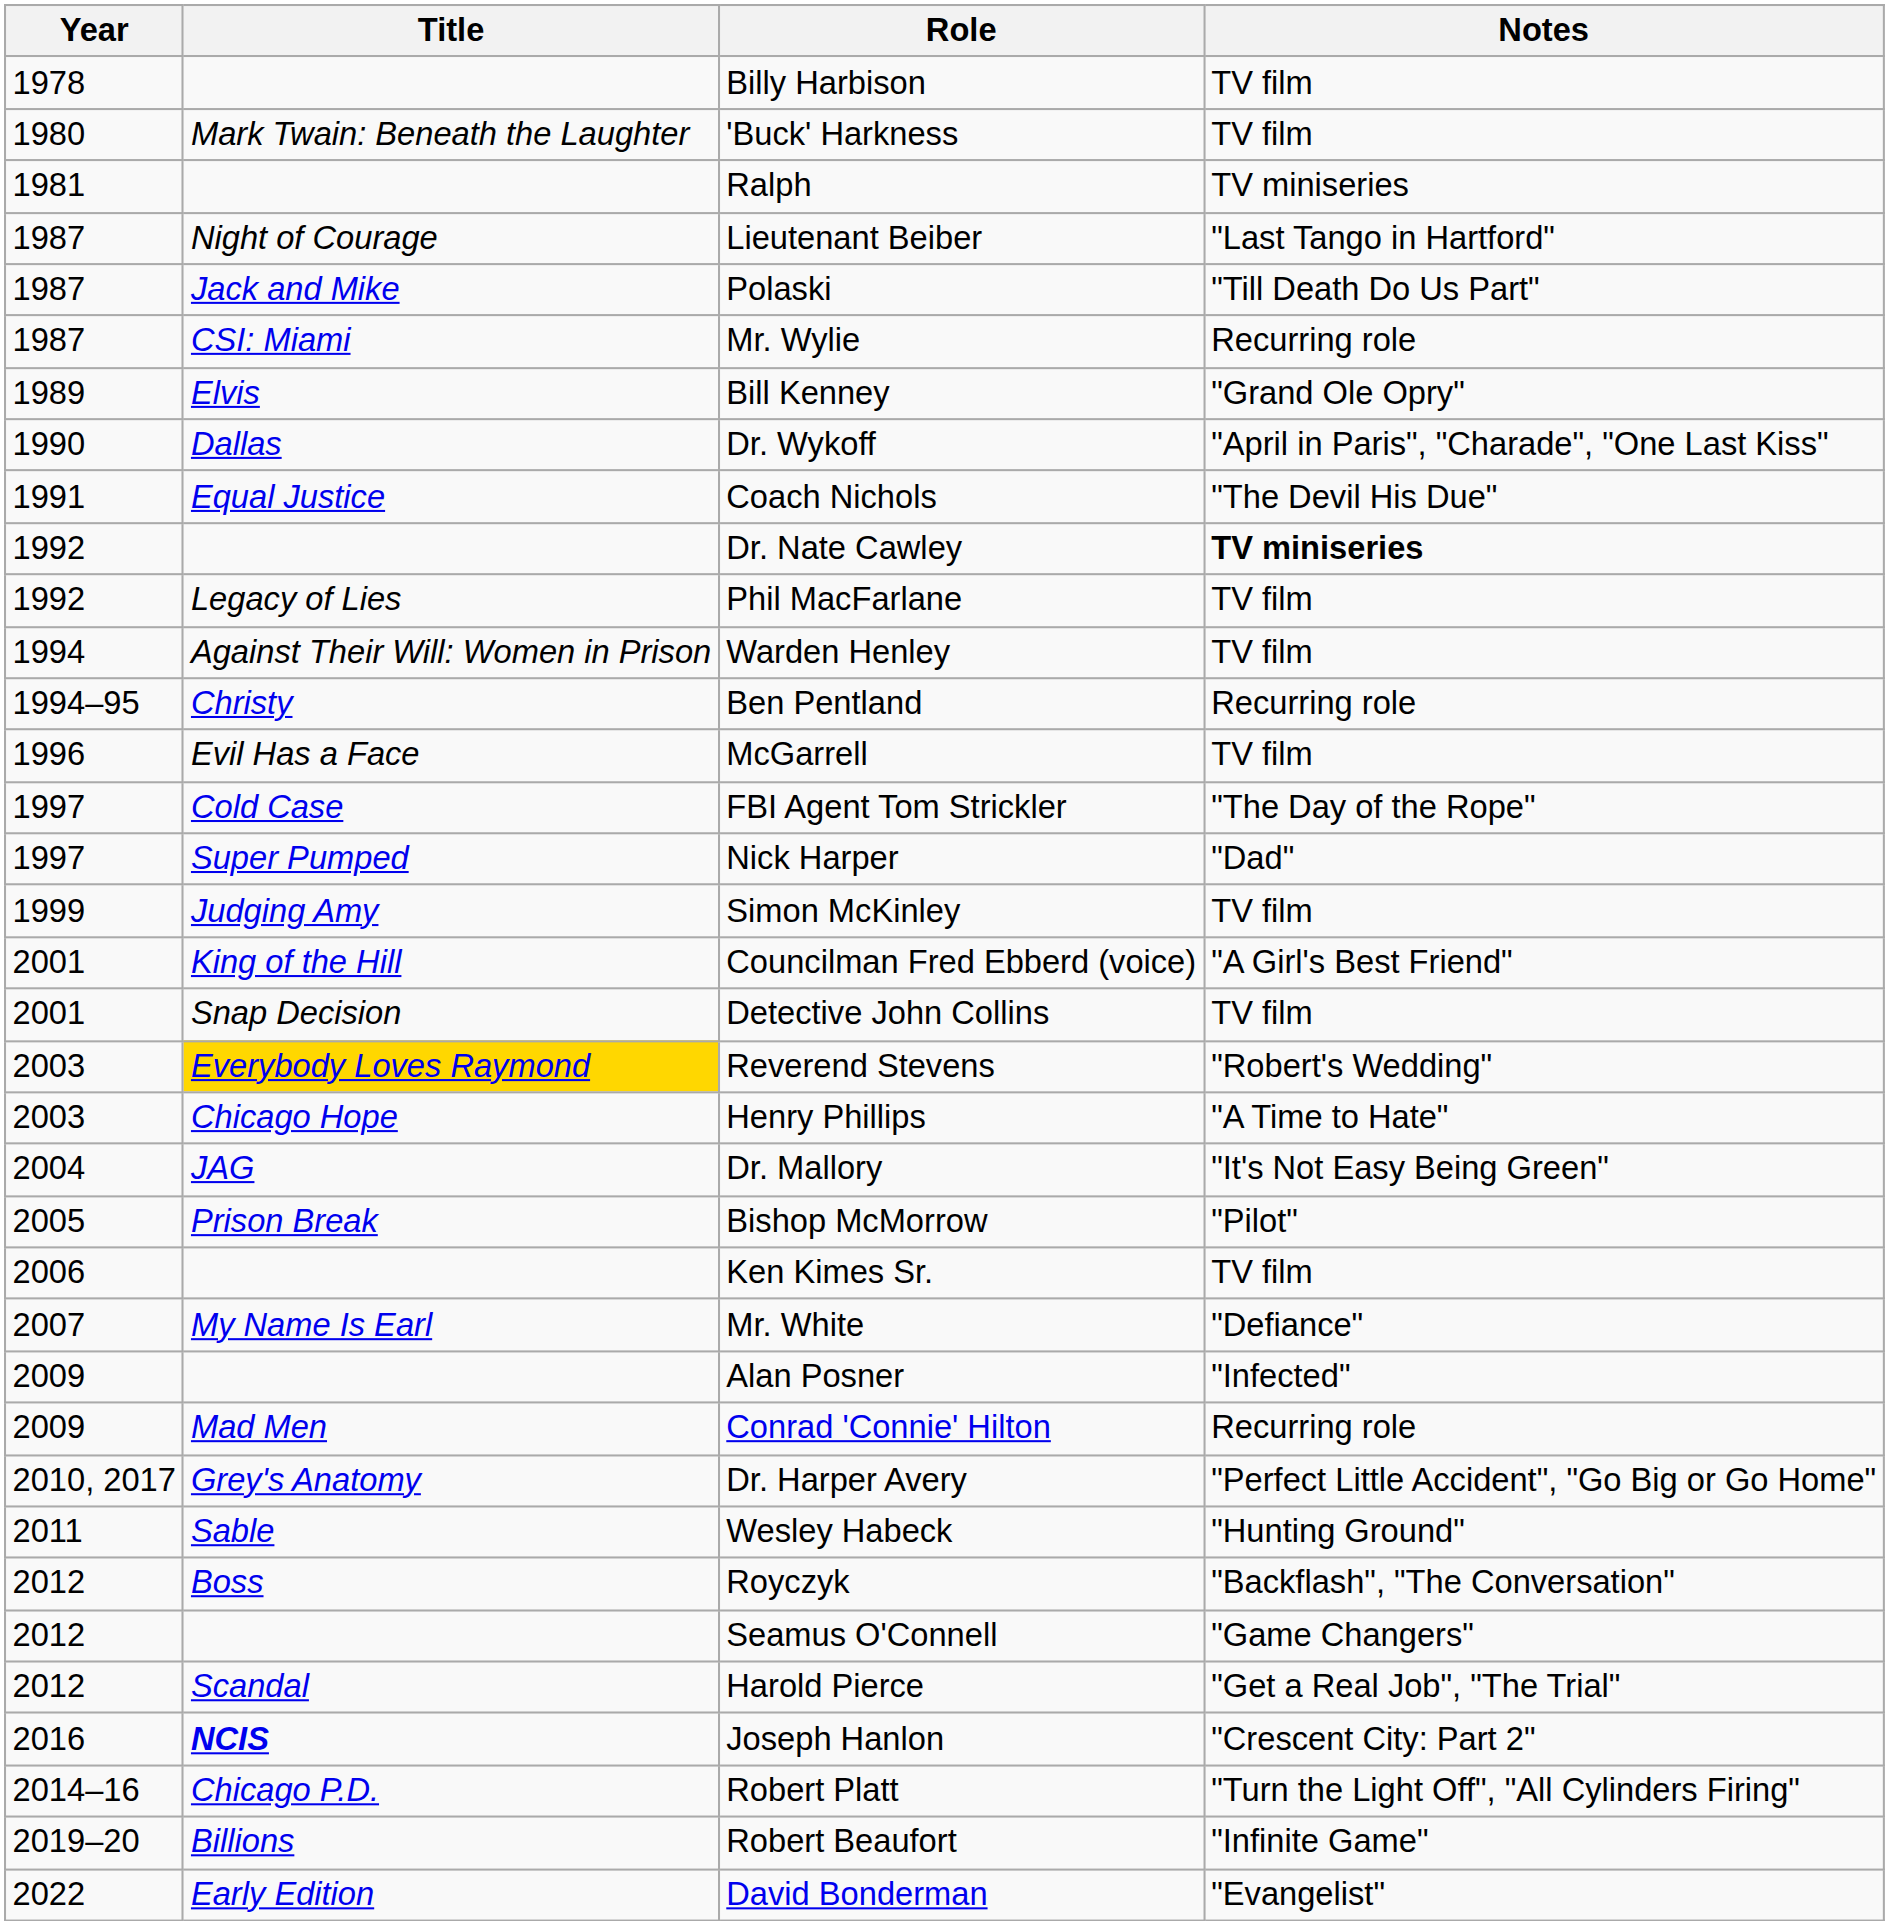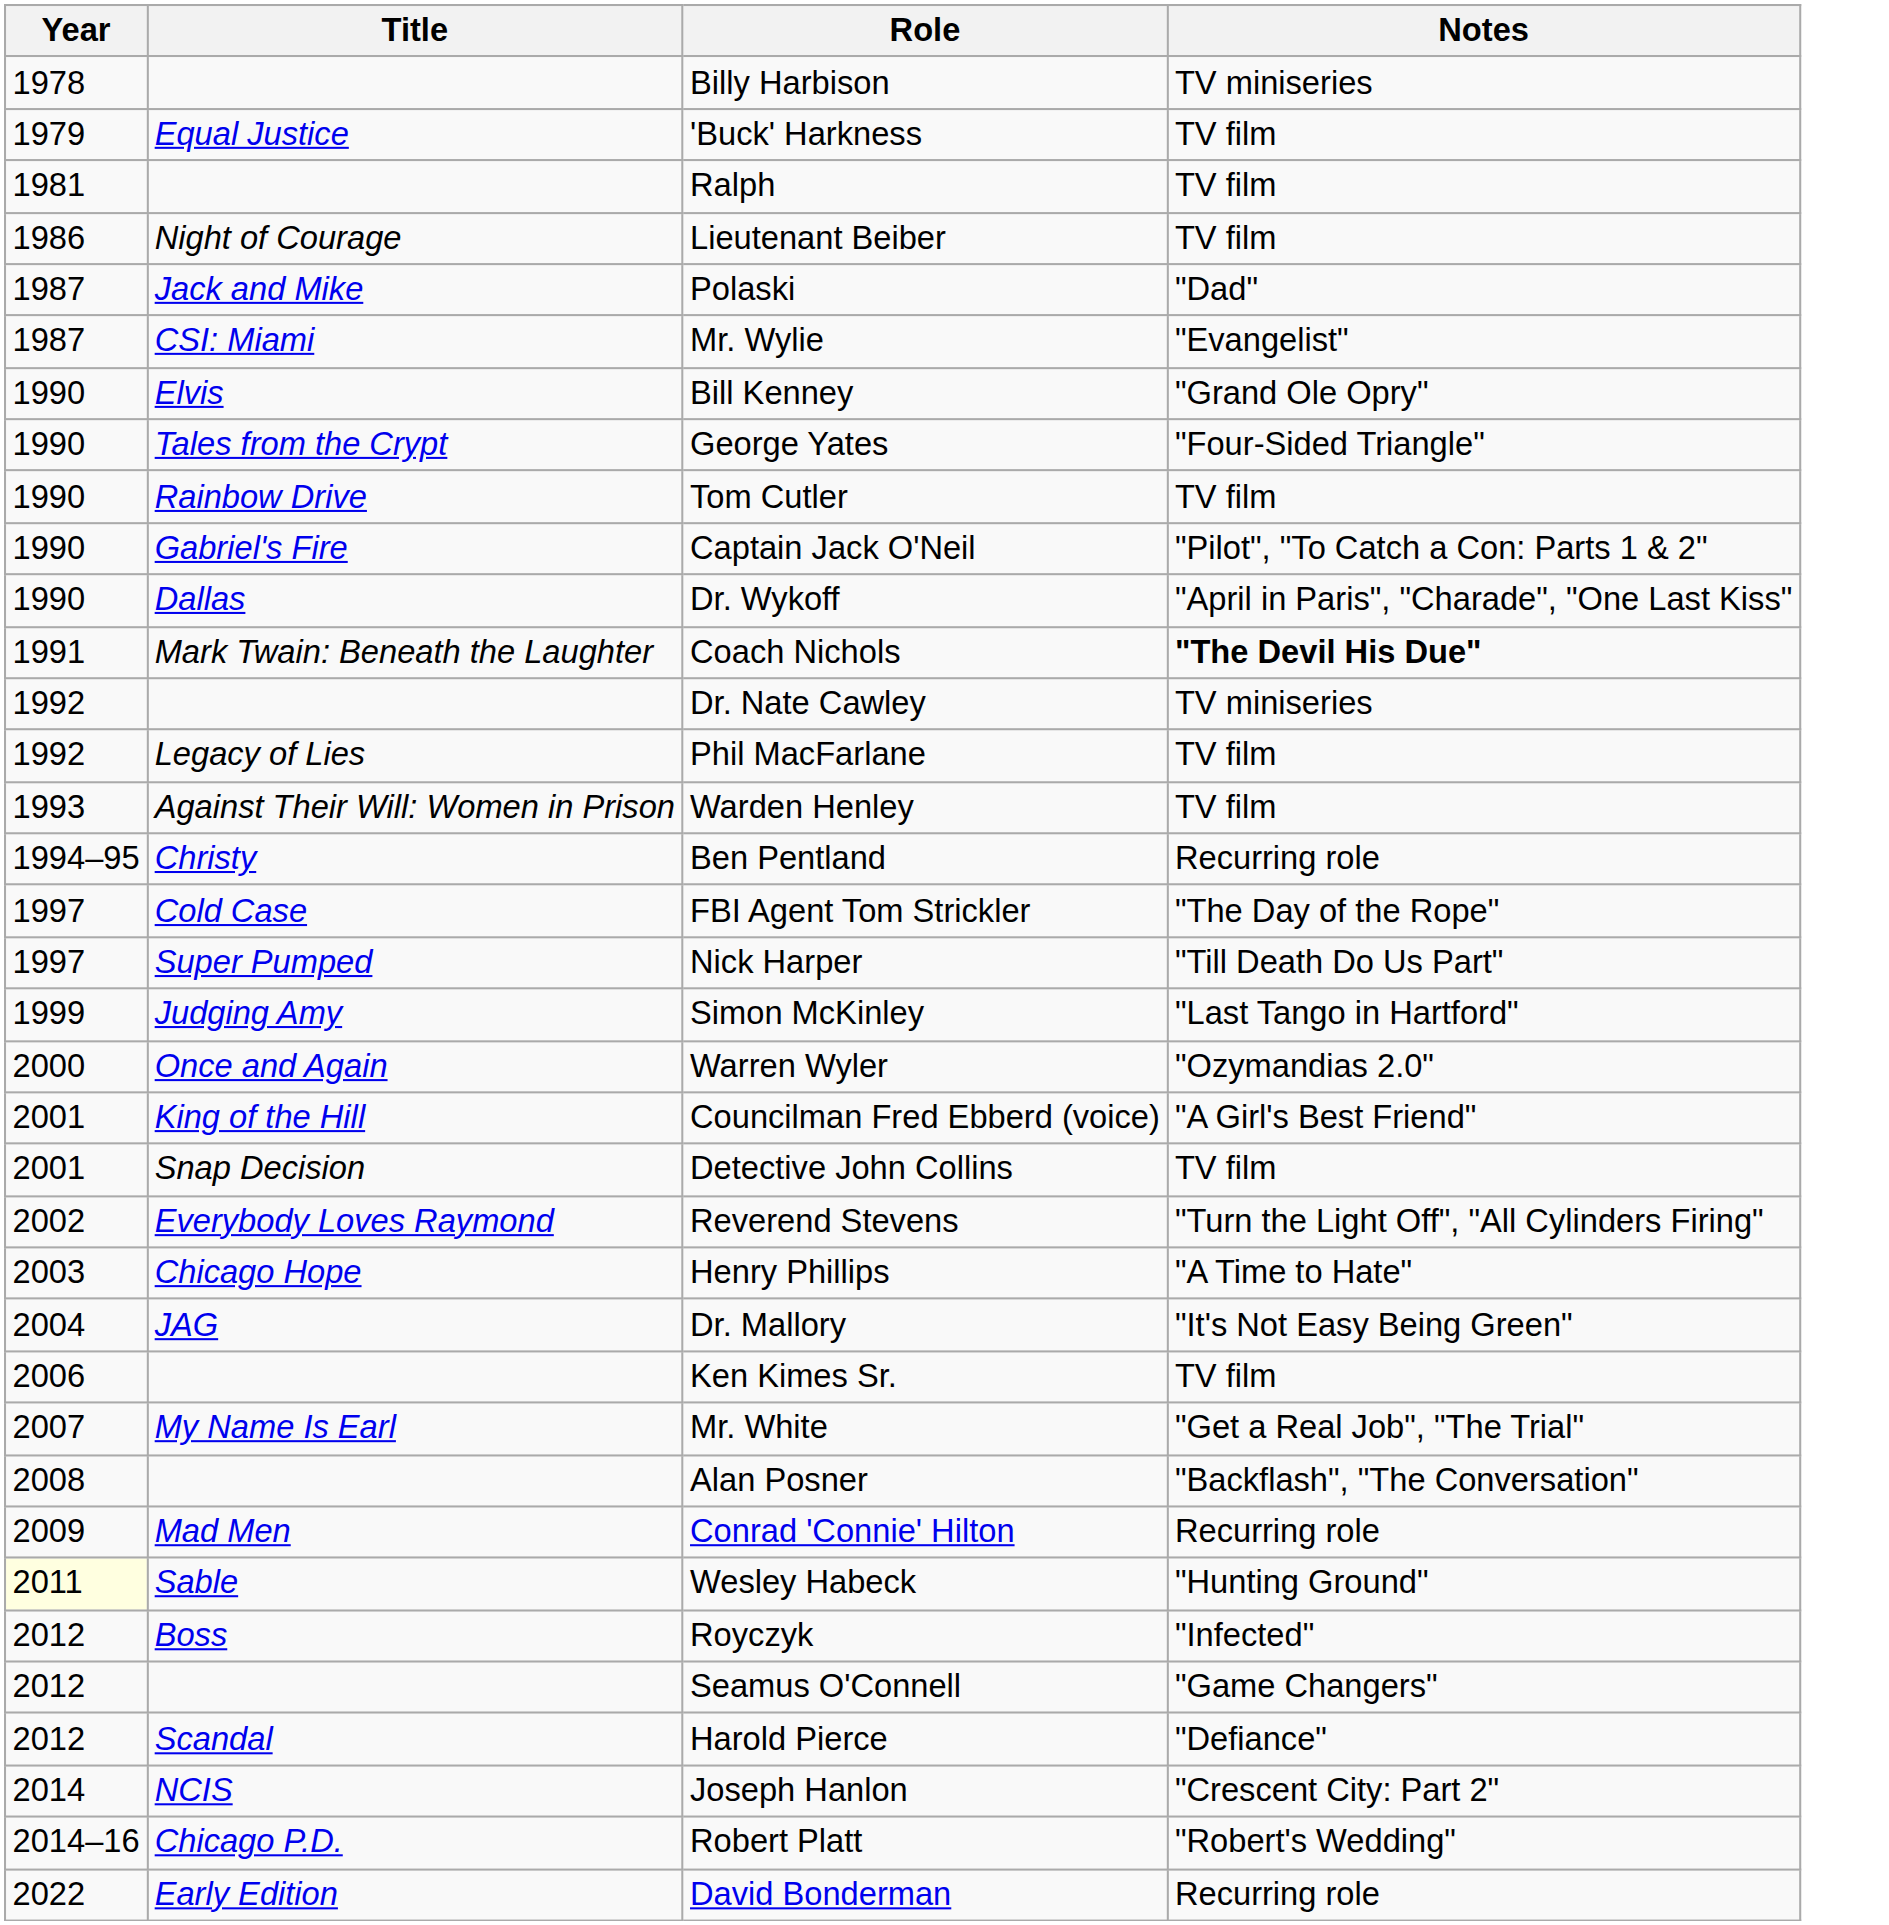(1262, 82) TV film -> (1274, 82) TV miniseries
(49, 133) 1980 -> (49, 133) 1979
(440, 133) Mark Twain: Beneath the Laughter -> (252, 133) Equal Justice
(1310, 185) TV miniseries -> (1226, 185) TV film
(49, 237) 1987 -> (49, 237) 1986
(1383, 237) "Last Tango in Hartford" -> (1226, 237) TV film
(1375, 289) "Till Death Do Us Part" -> (1216, 289) "Dad"
(1314, 340) Recurring role -> (1262, 340) "Evangelist"
(49, 392) 1989 -> (49, 392) 1990
+ row: (789, 444)
+ row: (769, 496)
+ row: (833, 548)
(288, 496) Equal Justice -> (404, 651) Mark Twain: Beneath the Laughter
(1354, 496) normal -> (1328, 651) bold
(1317, 548) bold -> (1274, 703) normal
(49, 651) 1994 -> (49, 806) 1993
- row: (797, 755)
(1253, 858) "Dad" -> (1339, 962) "Till Death Do Us Part"
(1262, 910) TV film -> (1347, 1013) "Last Tango in Hartford"
+ row: (789, 1065)
(49, 1065) 2003 -> (49, 1220) 2002
(391, 1065) gold background -> (354, 1220) no background
(1352, 1065) "Robert's Wedding" -> (1469, 1220) "Turn the Light Off", "All Cylinders Firing"
- row: (857, 1220)
(1287, 1324) "Defiance" -> (1380, 1428) "Get a Real Job", "The Trial"
(49, 1376) 2009 -> (49, 1479) 2008
(1281, 1376) "Infected" -> (1407, 1479) "Backflash", "The Conversation"
- row: (847, 1479)
(48, 1531) no background -> (48, 1583) lightyellow background
(1443, 1583) "Backflash", "The Conversation" -> (1245, 1635) "Infected"
(1416, 1686) "Get a Real Job", "The Trial" -> (1251, 1738) "Defiance"
(49, 1738) 2016 -> (49, 1790) 2014
(230, 1738) bold -> (194, 1790) normal
(1506, 1790) "Turn the Light Off", "All Cylinders Firing" -> (1315, 1842) "Robert's Wedding"
- row: (841, 1842)
(1298, 1893) "Evangelist" -> (1277, 1893) Recurring role
